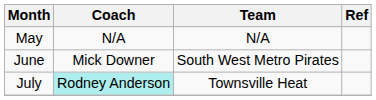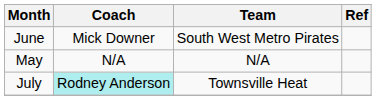rows swapped: (29, 38) <-> (29, 60)
